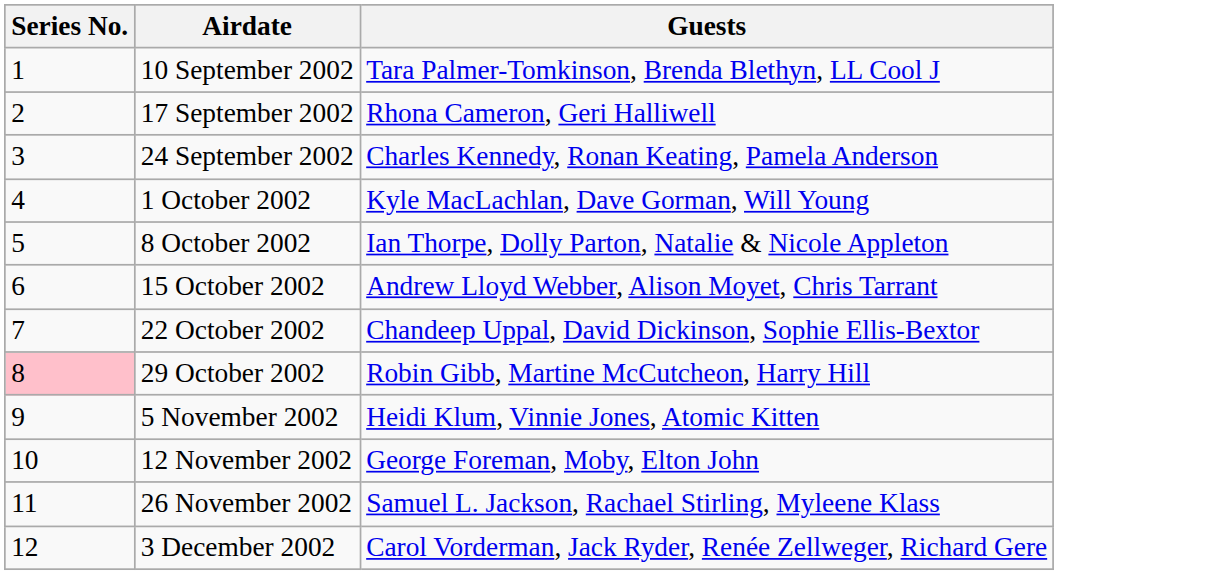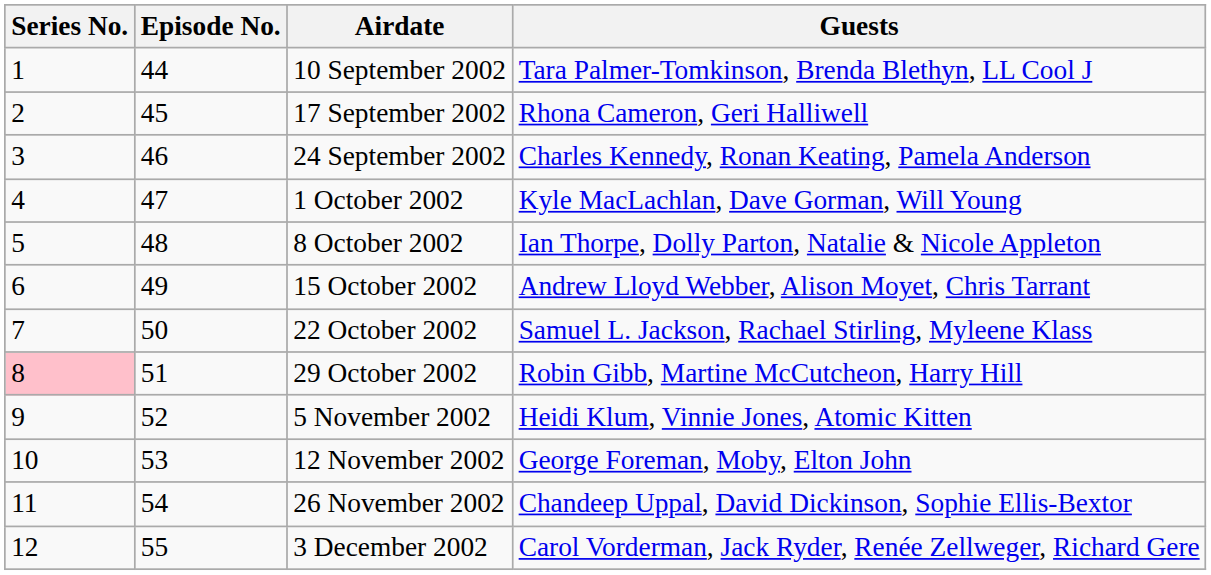+ column: (211, 26)
(673, 329) Chandeep Uppal, David Dickinson, Sophie Ellis-Bextor -> (805, 329) Samuel L. Jackson, Rachael Stirling, Myleene Klass
(653, 503) Samuel L. Jackson, Rachael Stirling, Myleene Klass -> (825, 503) Chandeep Uppal, David Dickinson, Sophie Ellis-Bextor
